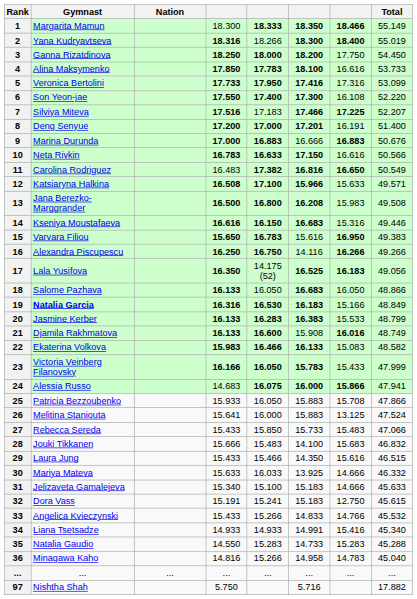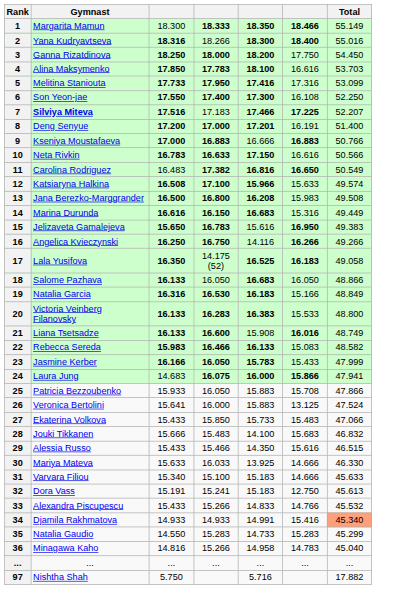- column: (170, 11)
(392, 40) 55.019 -> (349, 40) 55.016
(392, 69) 53.733 -> (349, 69) 53.703
(69, 83) Veronica Bertolini -> (69, 83) Melitina Staniouta
(392, 97) 52.220 -> (349, 97) 52.250
(61, 112) normal -> (63, 112) bold
(66, 140) Marina Durunda -> (77, 140) Kseniya Moustafaeva
(392, 140) 50.676 -> (349, 140) 50.766
(392, 183) 49.571 -> (349, 183) 49.574
(77, 222) Kseniya Moustafaeva -> (66, 212) Marina Durunda
(392, 222) 49.446 -> (349, 212) 49.449
(61, 237) Varvara Filiou -> (79, 227) Jelizaveta Gamalejeva
(78, 251) Alexandra Piscupescu -> (76, 241) Angelica Kvieczynski
(392, 270) 49.056 -> (349, 260) 49.058
(63, 304) bold -> (62, 294) normal
(65, 318) Jasmine Kerber -> (67, 313) Victoria Veinberg Filanovsky
(392, 318) 48.799 -> (349, 313) 48.800
(75, 333) Djamila Rakhmatova -> (66, 333) Liana Tsetsadze
(70, 347) Ekaterina Volkova -> (67, 347) Rebecca Sereda
(67, 367) Victoria Veinberg Filanovsky -> (65, 362) Jasmine Kerber
(62, 386) Alessia Russo -> (56, 376) Laura Jung
(69, 415) Melitina Staniouta -> (69, 405) Veronica Bertolini
(67, 429) Rebecca Sereda -> (70, 419) Ekaterina Volkova
(56, 458) Laura Jung -> (62, 448) Alessia Russo
(392, 472) 46.332 -> (349, 462) 46.330
(79, 487) Jelizaveta Gamalejeva -> (61, 476) Varvara Filiou
(392, 501) 45.615 -> (349, 491) 45.613
(76, 515) Angelica Kvieczynski -> (78, 505) Alexandra Piscupescu
(66, 530) Liana Tsetsadze -> (75, 520) Djamila Rakhmatova
(392, 530) no background -> (349, 520) lightsalmon background
(392, 544) 45.288 -> (349, 534) 45.299
